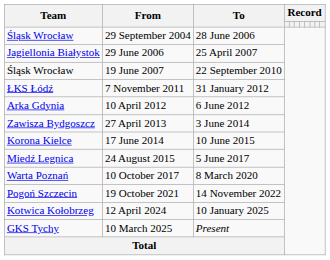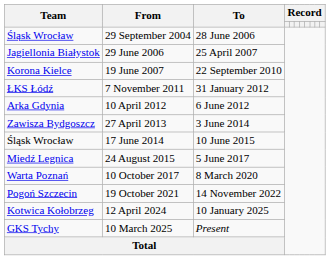(40, 70) Śląsk Wrocław -> (39, 70) Korona Kielce
(39, 140) Korona Kielce -> (40, 140) Śląsk Wrocław
